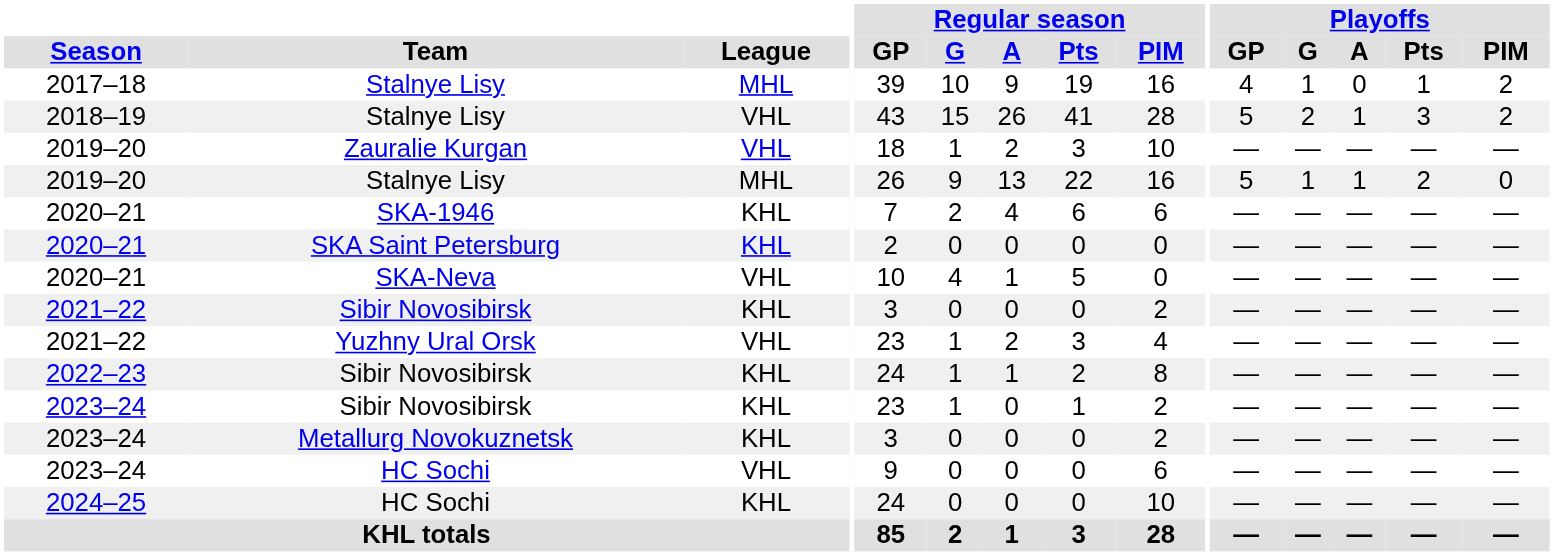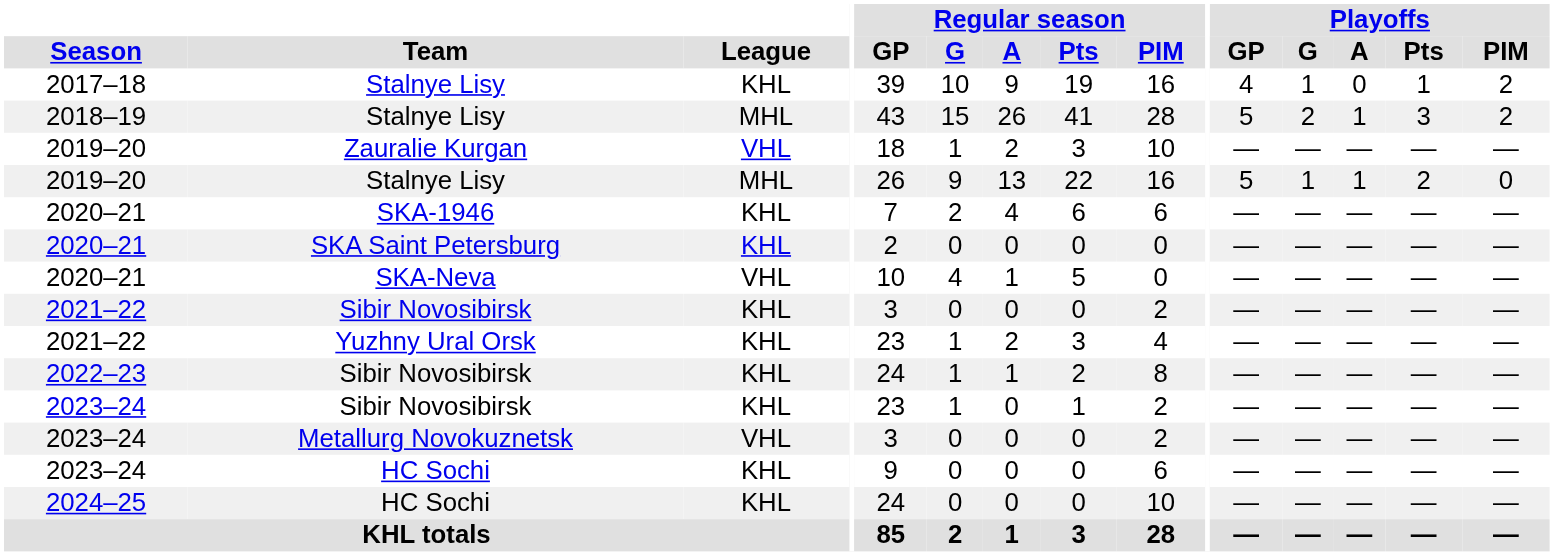(766, 84) MHL -> (766, 84) KHL
(766, 116) VHL -> (766, 116) MHL
(766, 341) VHL -> (766, 341) KHL
(766, 438) KHL -> (766, 438) VHL
(766, 470) VHL -> (766, 470) KHL
